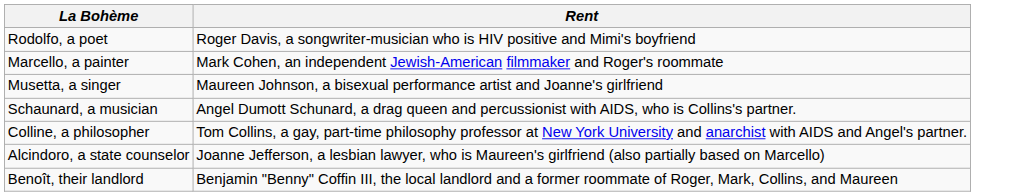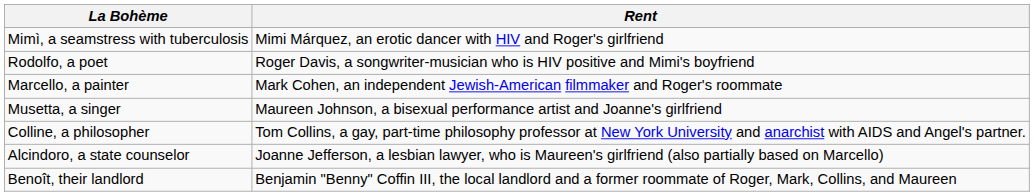+ row: (128, 39)
- row: (83, 109)
